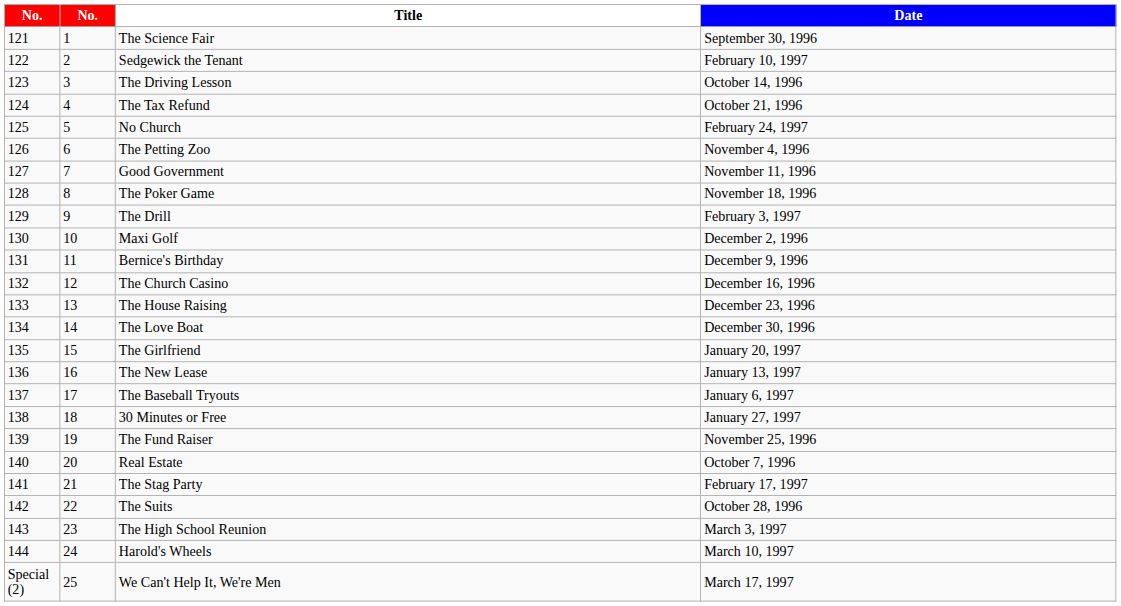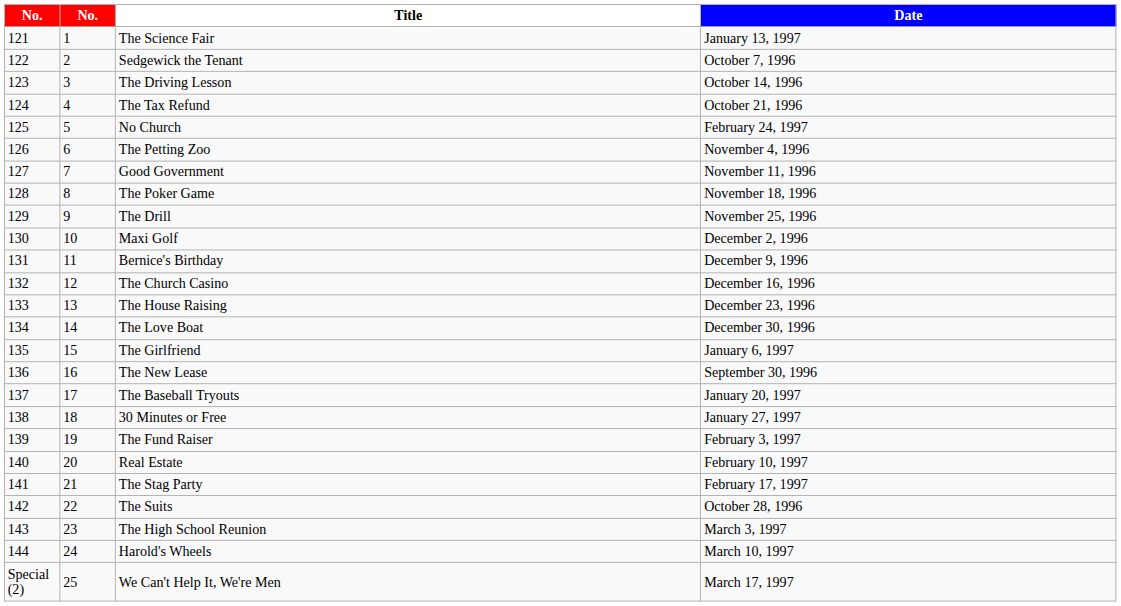(761, 37) September 30, 1996 -> (752, 37) January 13, 1997
(756, 60) February 10, 1997 -> (750, 60) October 7, 1996
(752, 216) February 3, 1997 -> (760, 216) November 25, 1996
(752, 350) January 20, 1997 -> (749, 350) January 6, 1997
(752, 372) January 13, 1997 -> (761, 372) September 30, 1996
(749, 395) January 6, 1997 -> (752, 395) January 20, 1997
(760, 439) November 25, 1996 -> (752, 439) February 3, 1997
(750, 462) October 7, 1996 -> (756, 462) February 10, 1997
